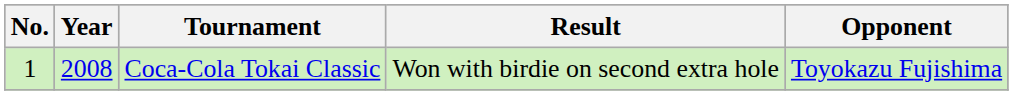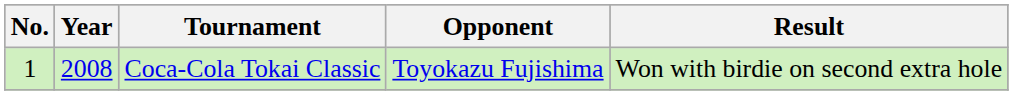columns swapped: (897, 25) <-> (586, 25)
